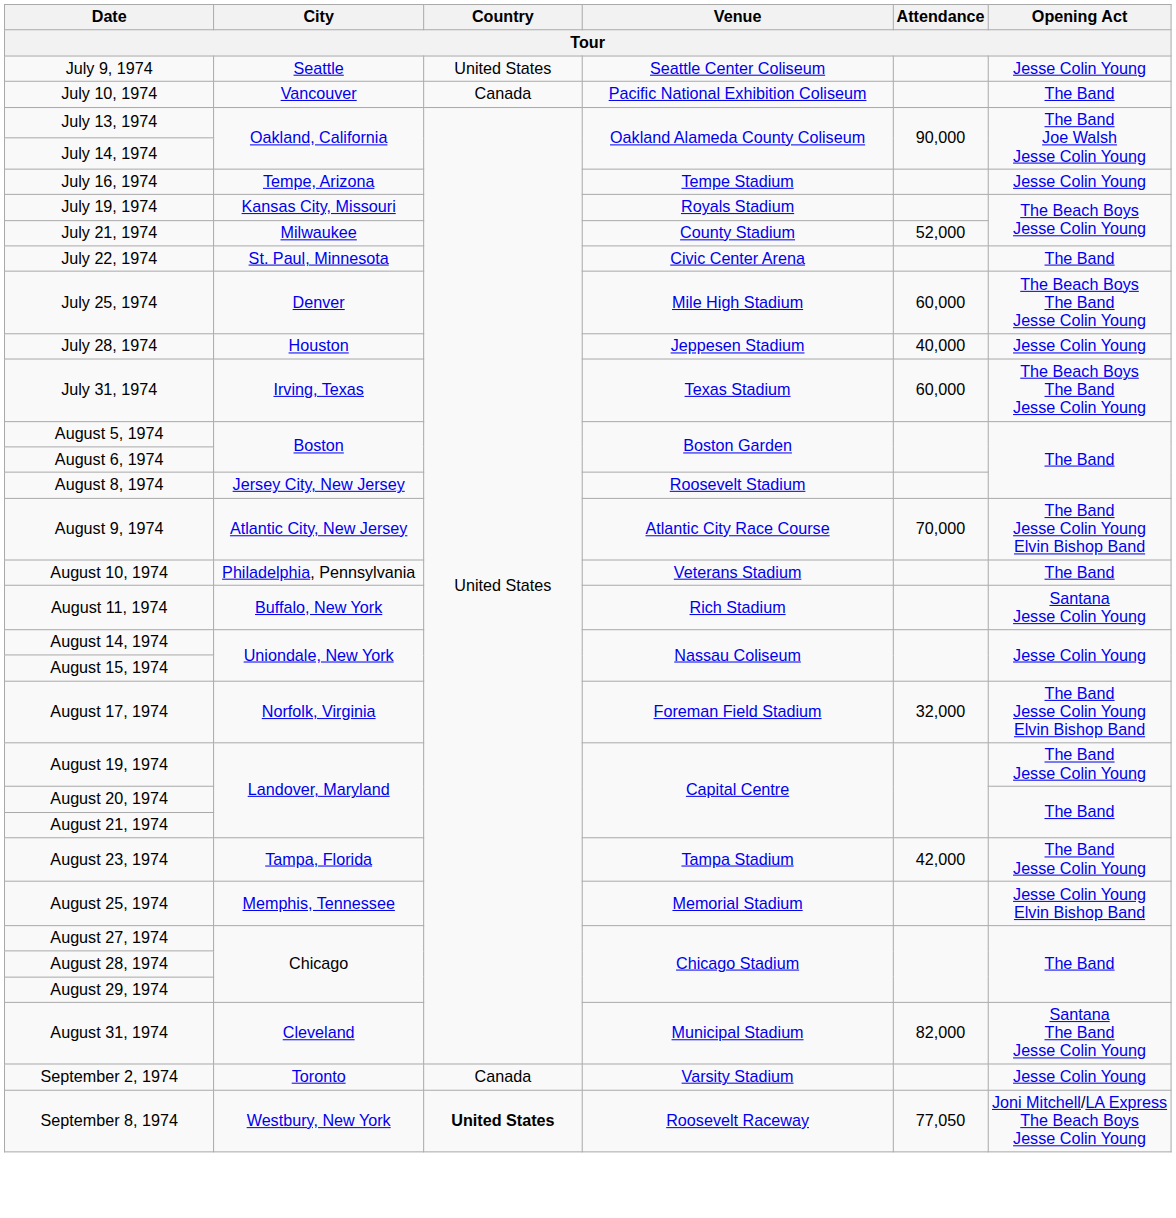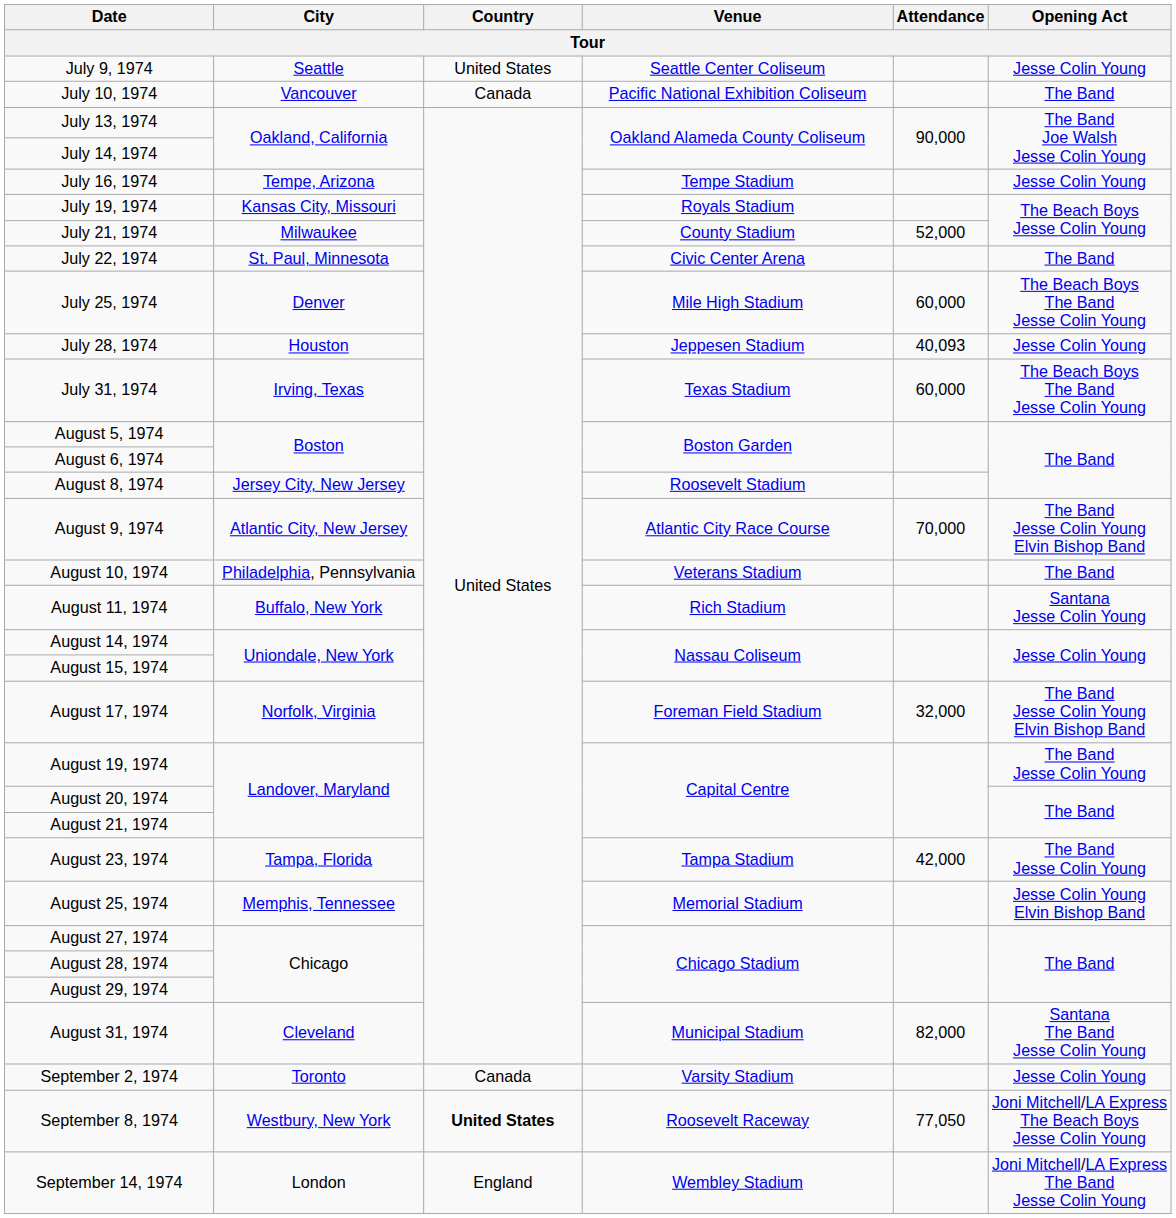(941, 346) 40,000 -> (941, 346) 40,093
+ row: (109, 1182)
